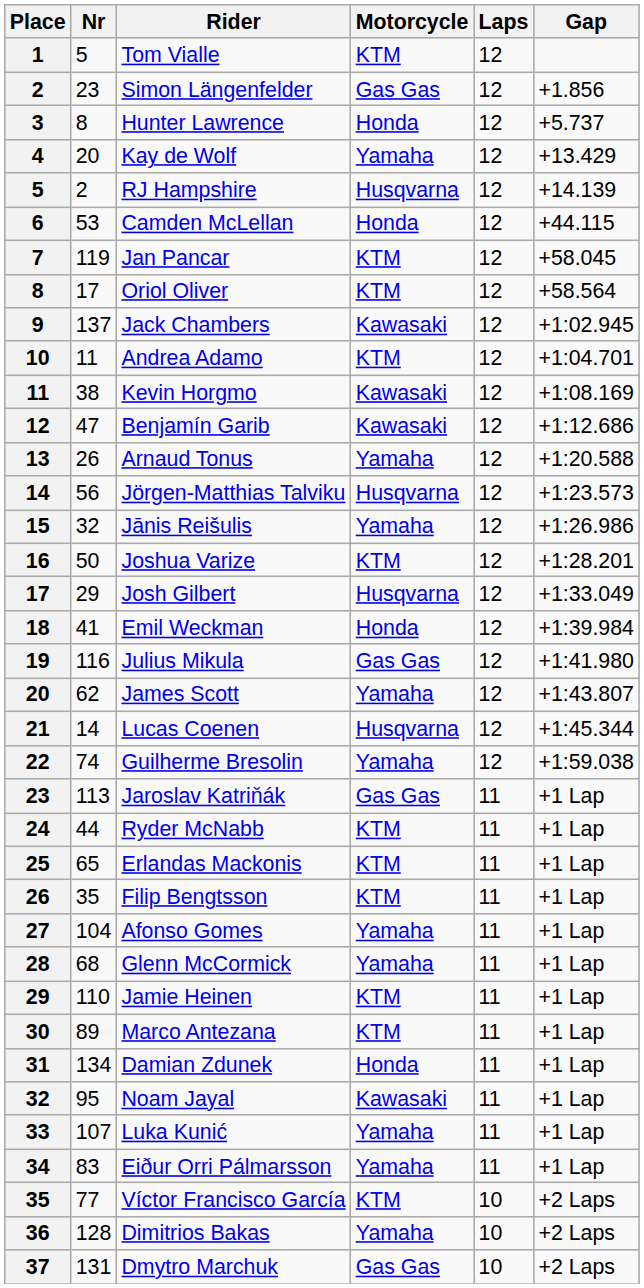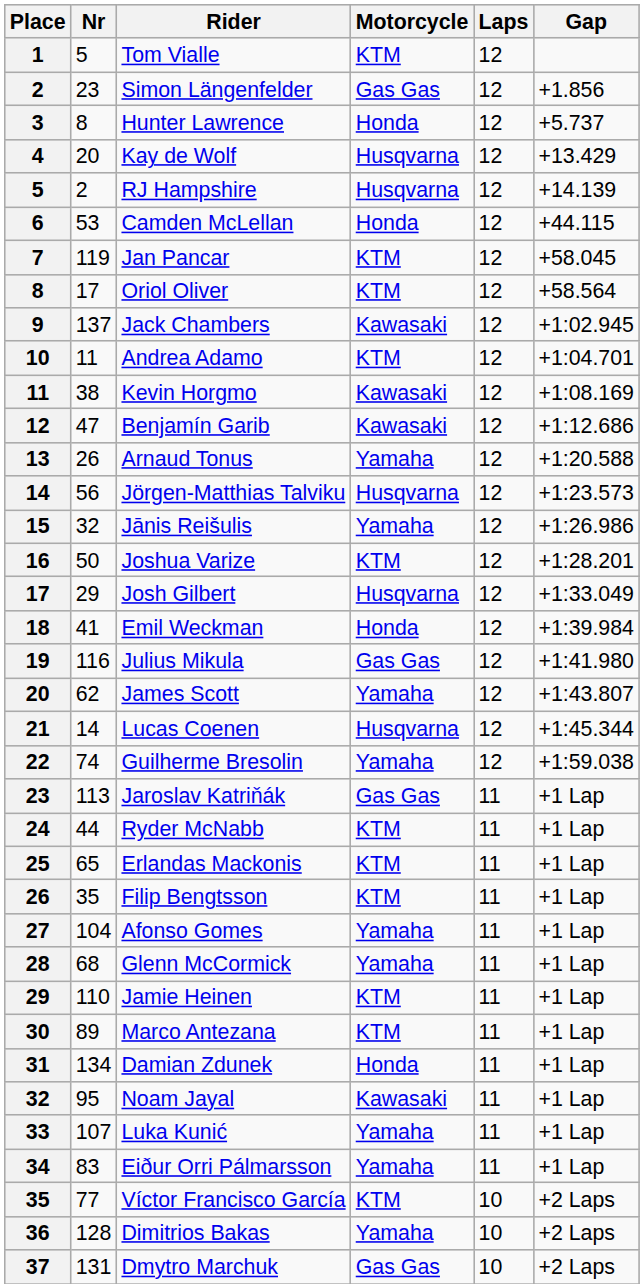(395, 156) Yamaha -> (407, 156) Husqvarna
